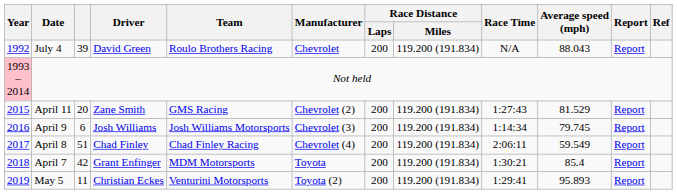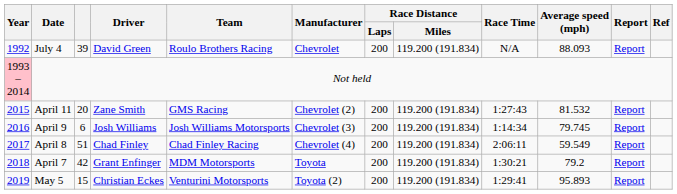(575, 48) 88.043 -> (575, 48) 88.093
(575, 109) 81.529 -> (575, 109) 81.532
(575, 162) 85.4 -> (575, 162) 79.2
(82, 180) 11 -> (82, 180) 15
